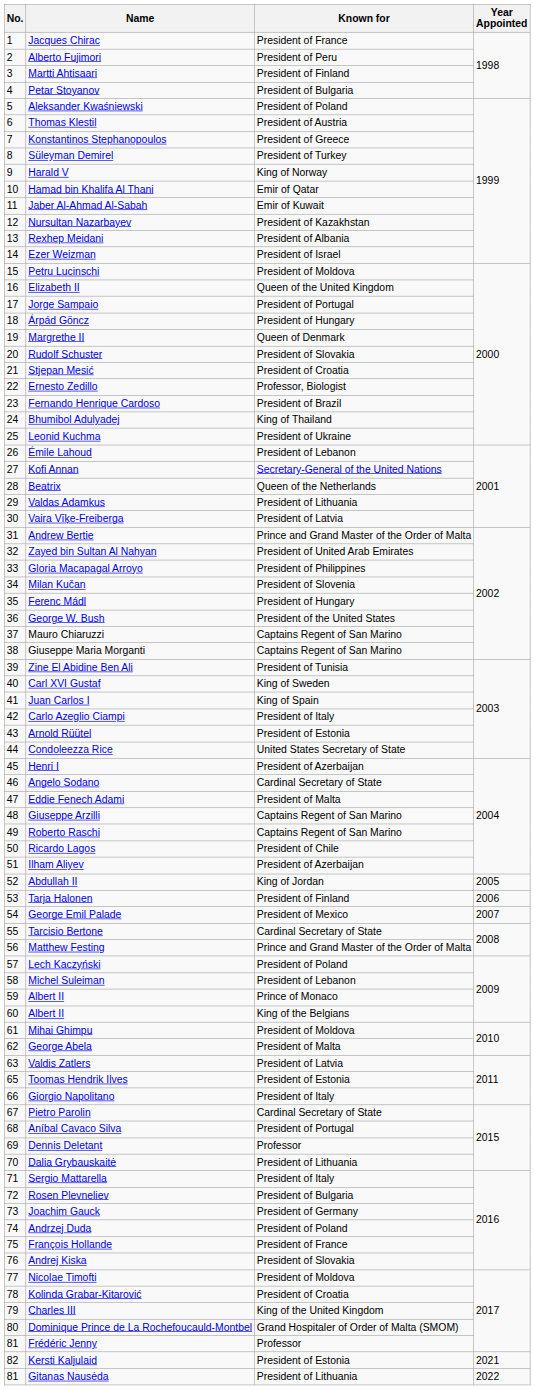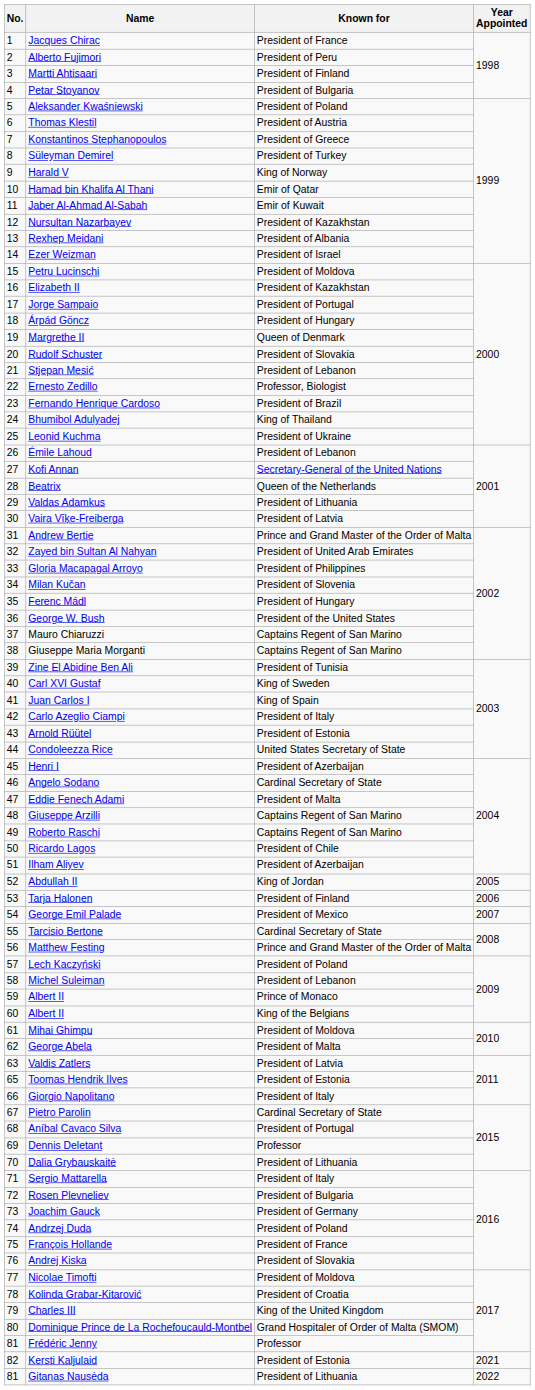(325, 288) Queen of the United Kingdom -> (313, 288) President of Kazakhstan
(303, 370) President of Croatia -> (306, 370) President of Lebanon
